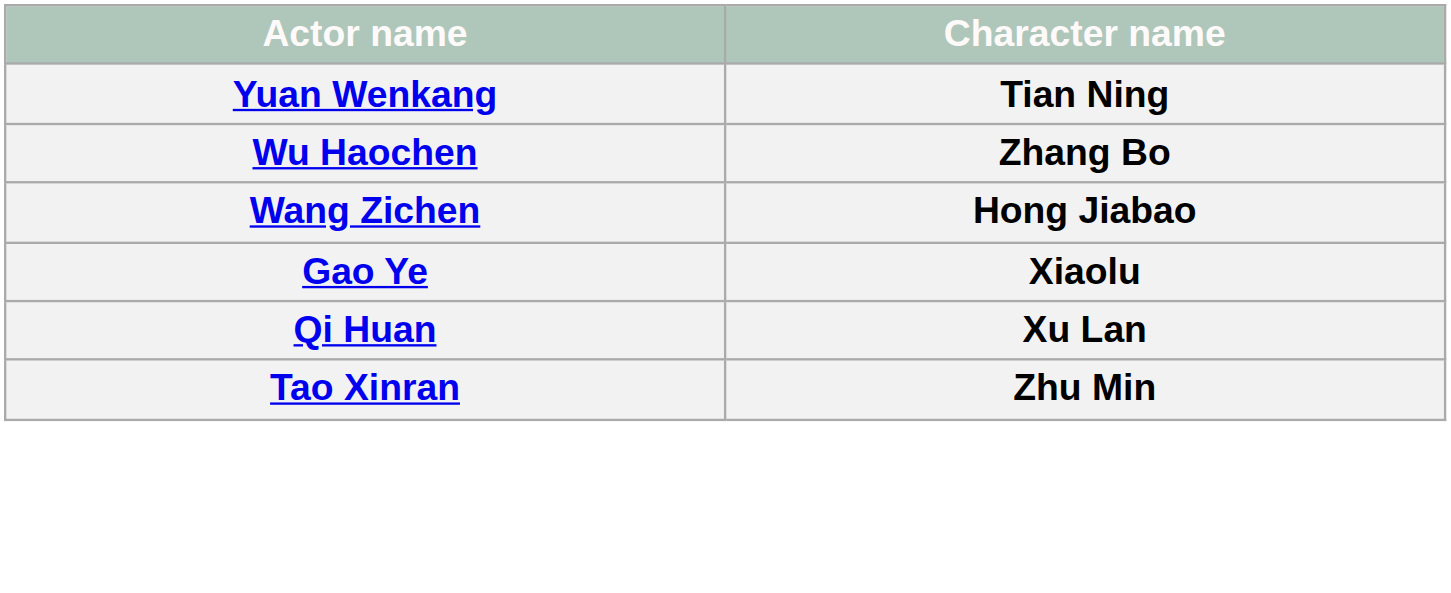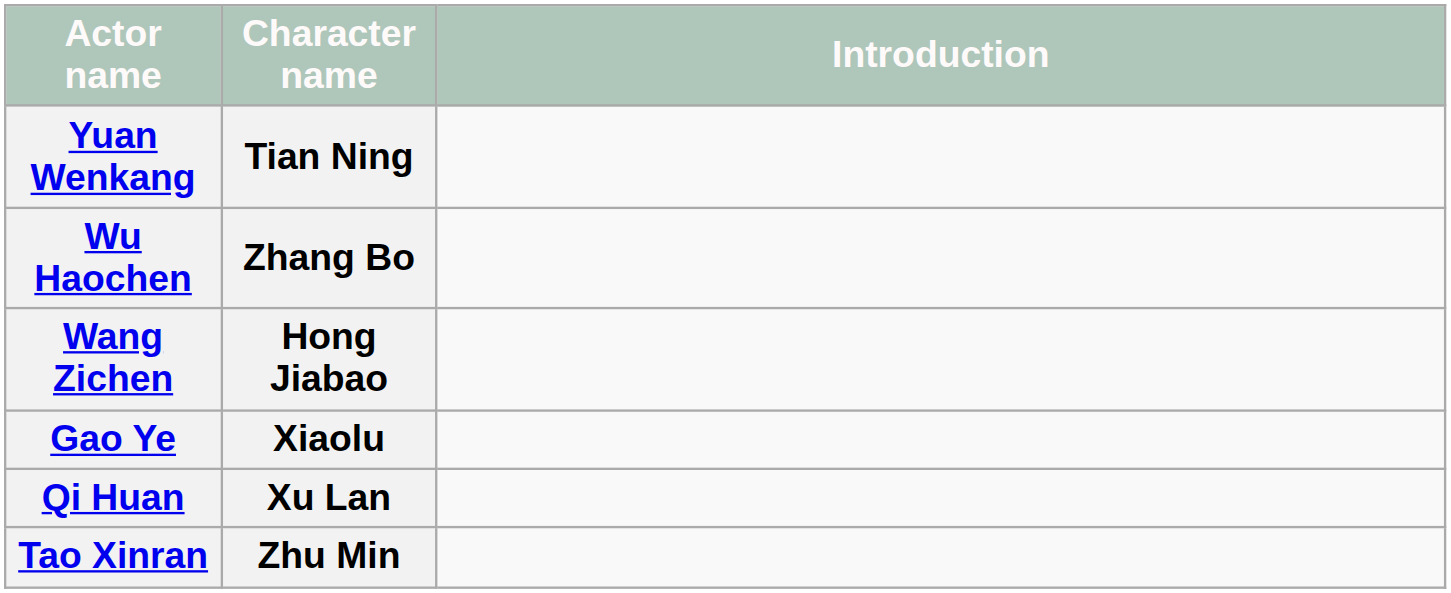+ column: (941, 55)
